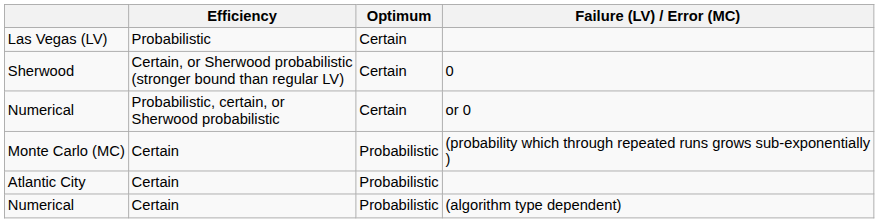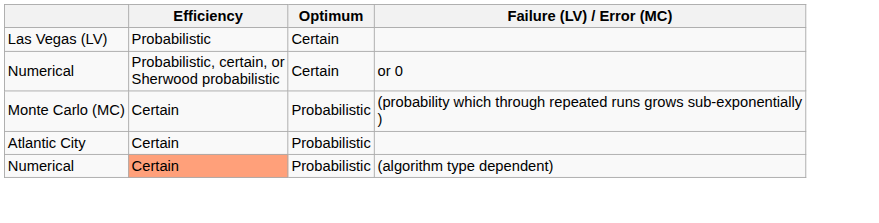- row: (41, 71)
(155, 205) no background -> (155, 166) lightsalmon background
